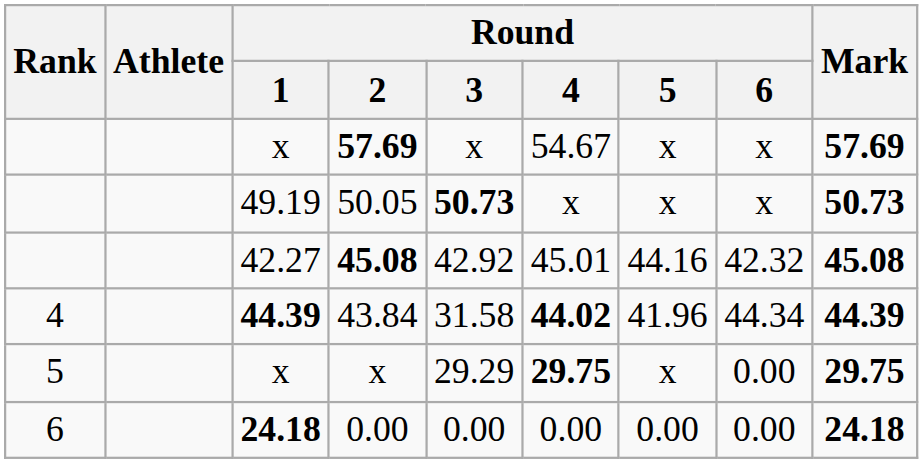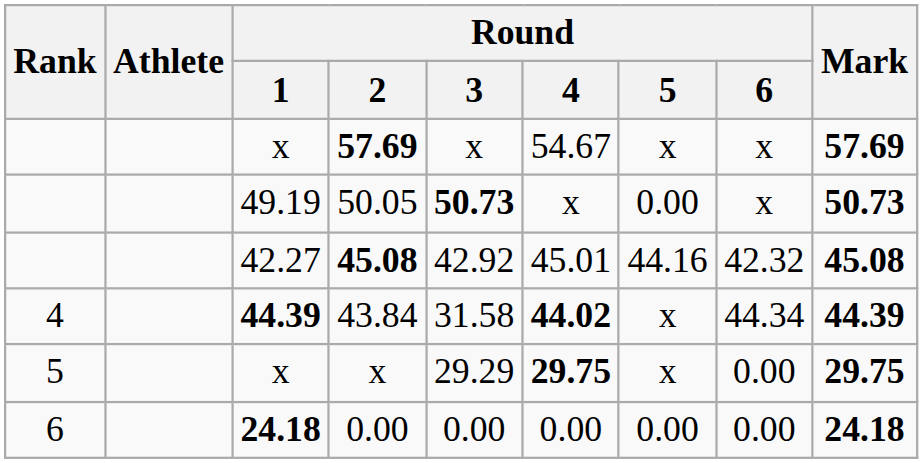(668, 202) x -> (668, 202) 0.00
(668, 315) 41.96 -> (668, 315) x
